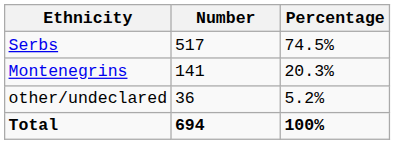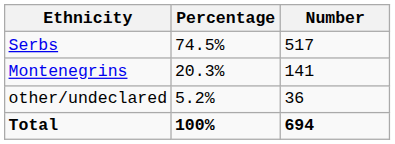columns swapped: (226, 18) <-> (335, 18)
